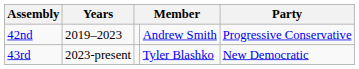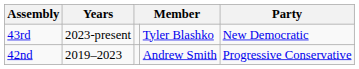rows swapped: (20, 34) <-> (19, 54)
